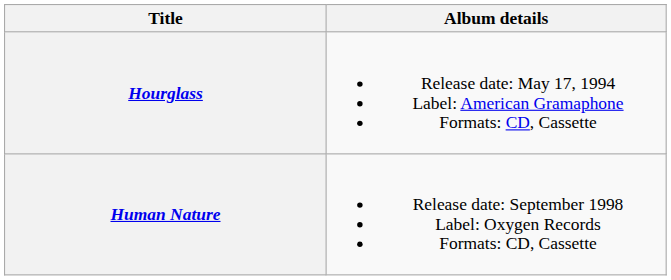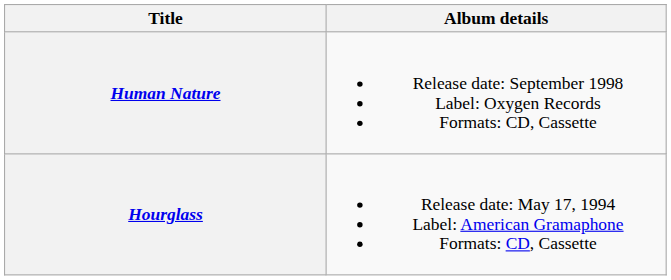rows swapped: (166, 92) <-> (166, 214)
